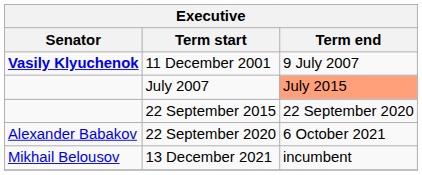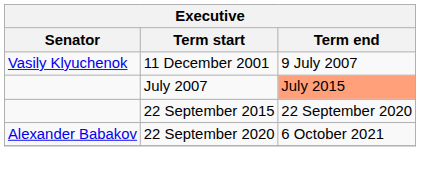(73, 63) bold -> (68, 63) normal
- row: (209, 157)
